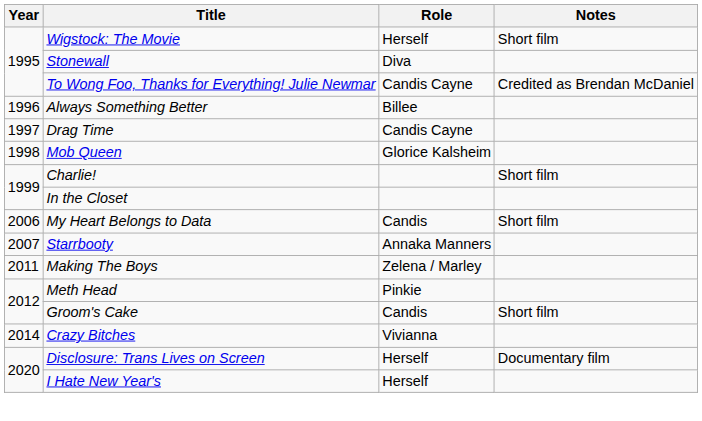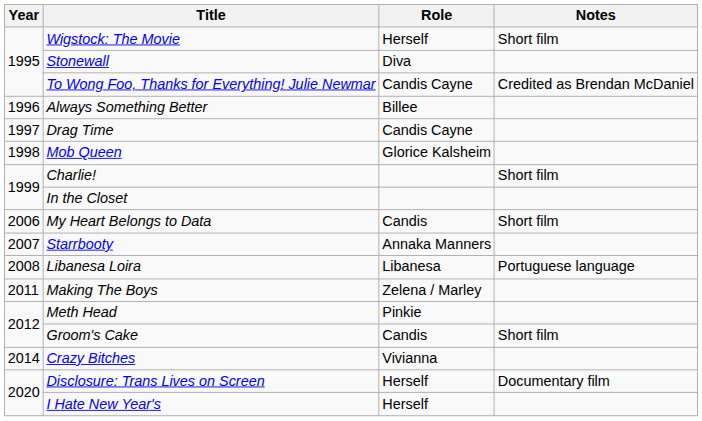+ row: (94, 267)
